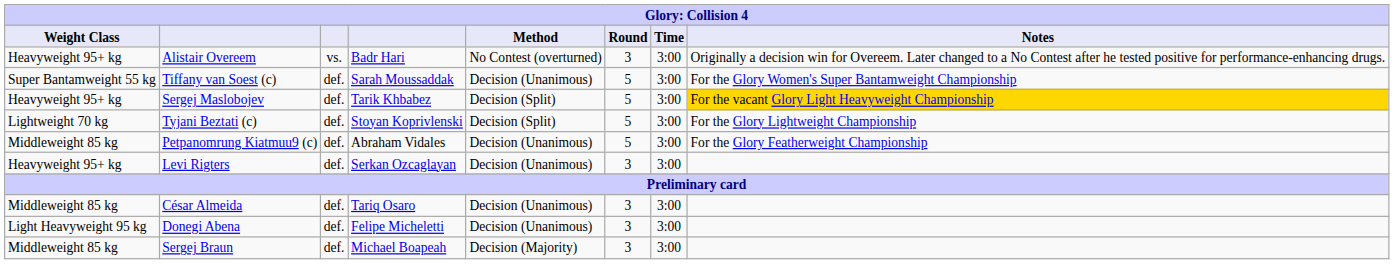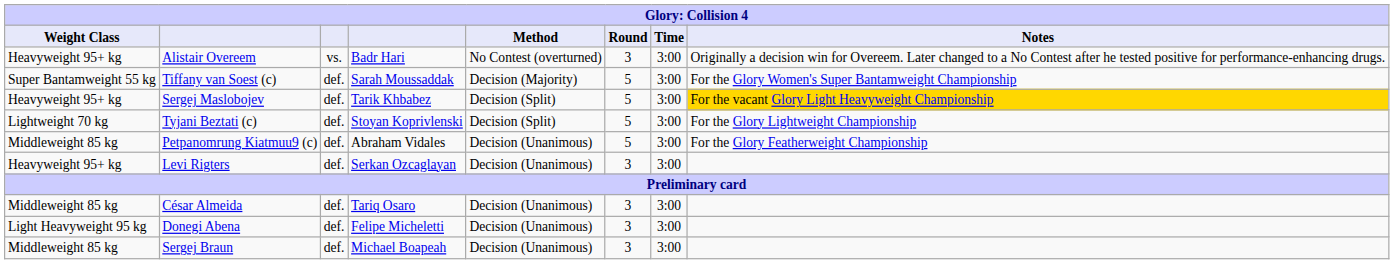(531, 79) Decision (Unanimous) -> (523, 79) Decision (Majority)
(523, 248) Decision (Majority) -> (531, 248) Decision (Unanimous)
